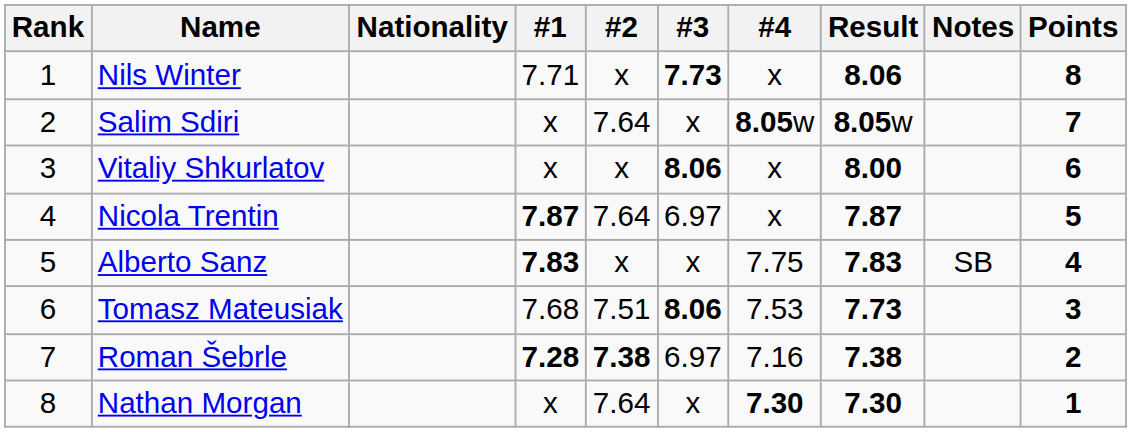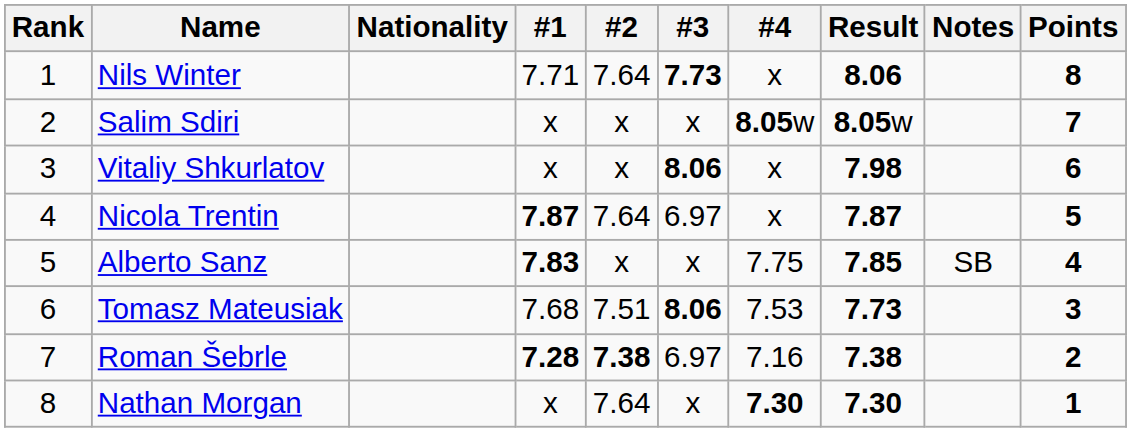(622, 74) x -> (622, 74) 7.64
(622, 121) 7.64 -> (622, 121) x
(873, 168) 8.00 -> (873, 168) 7.98
(873, 262) 7.83 -> (873, 262) 7.85
